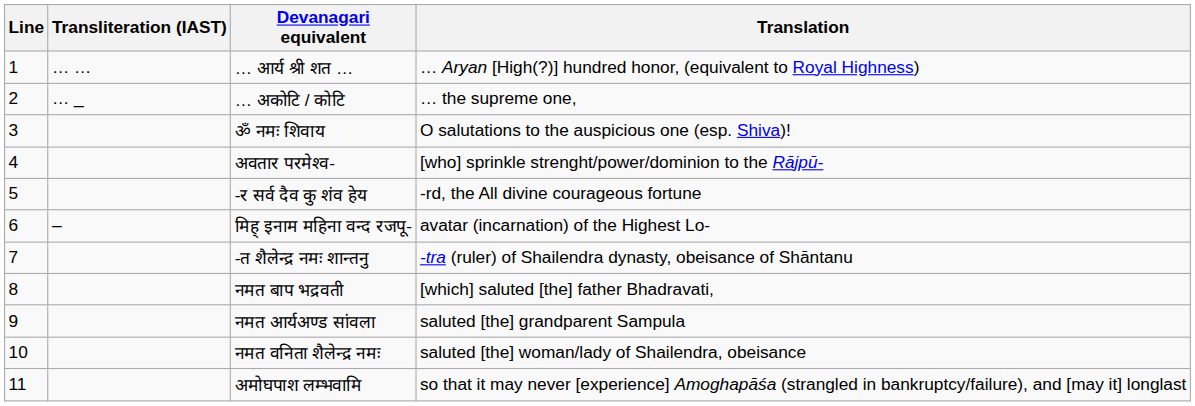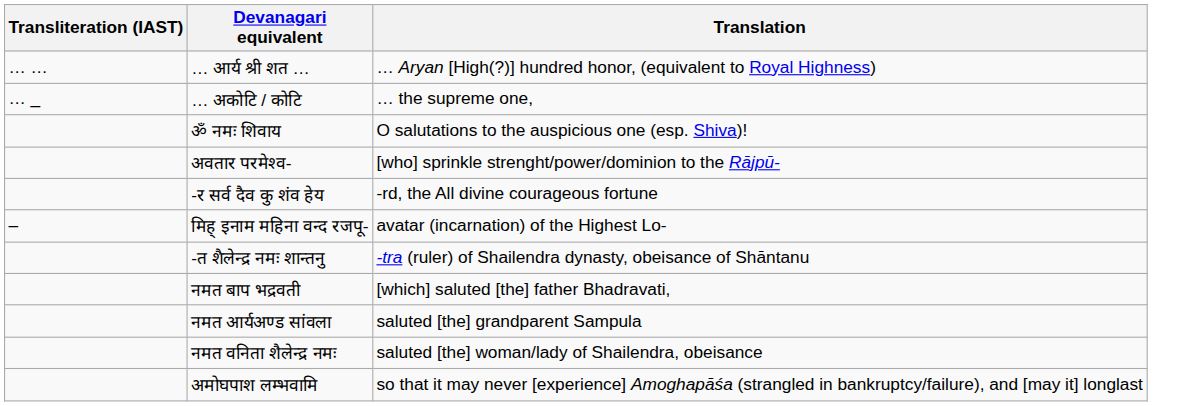- column: (26, 27)
